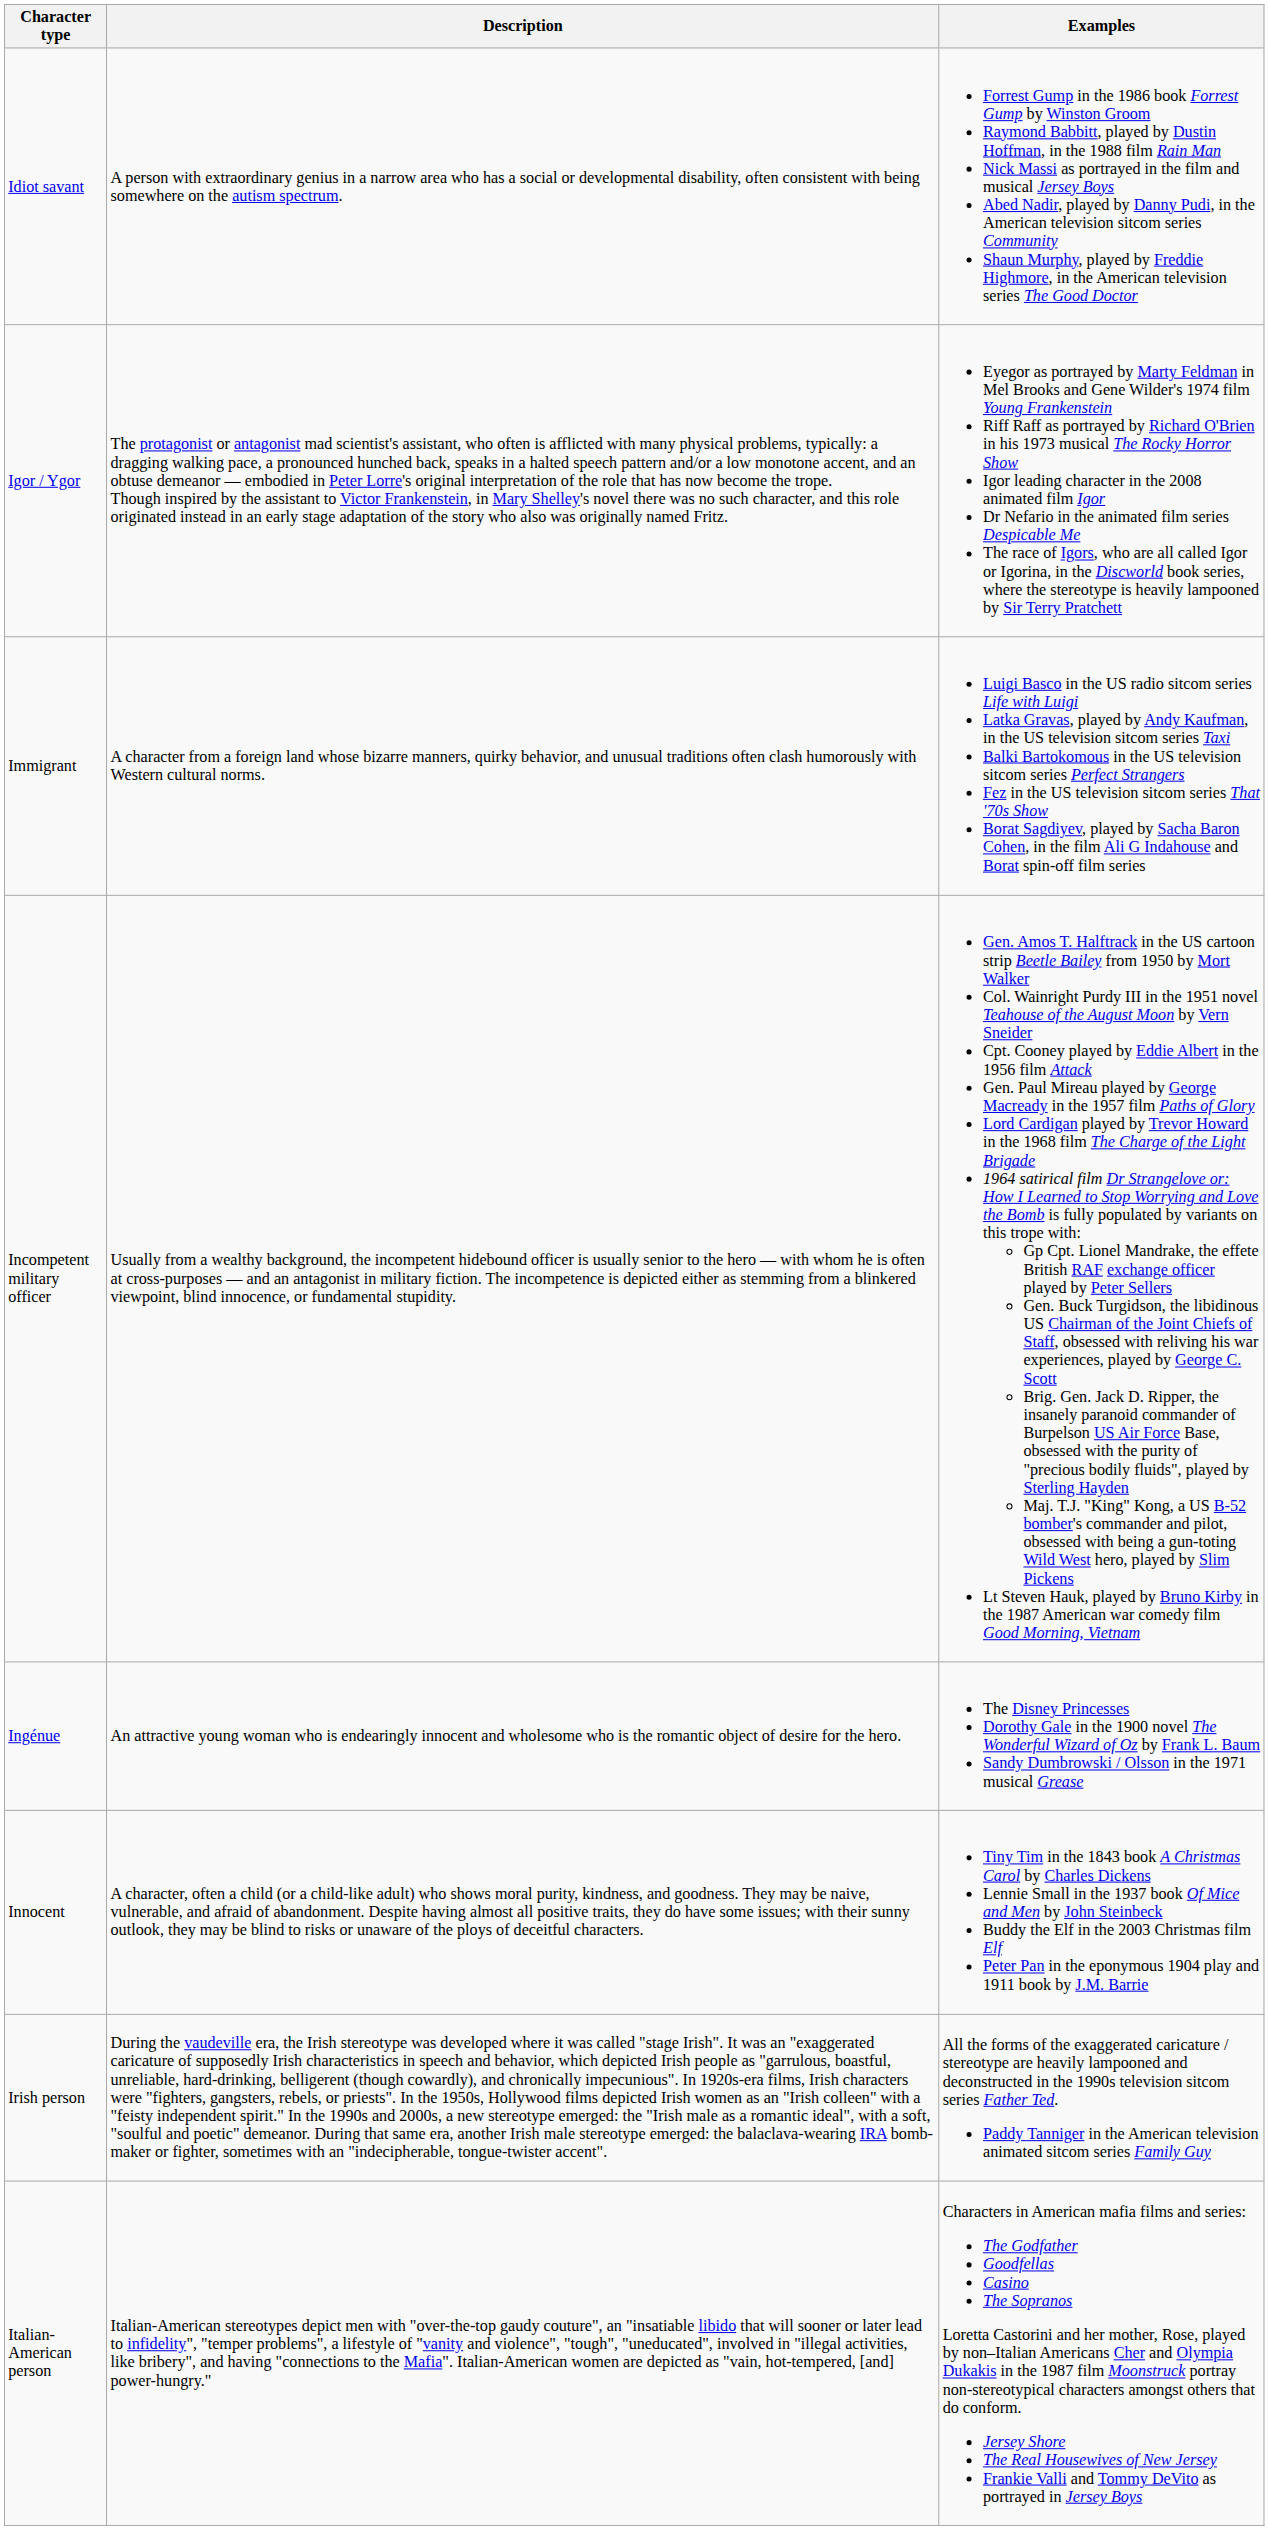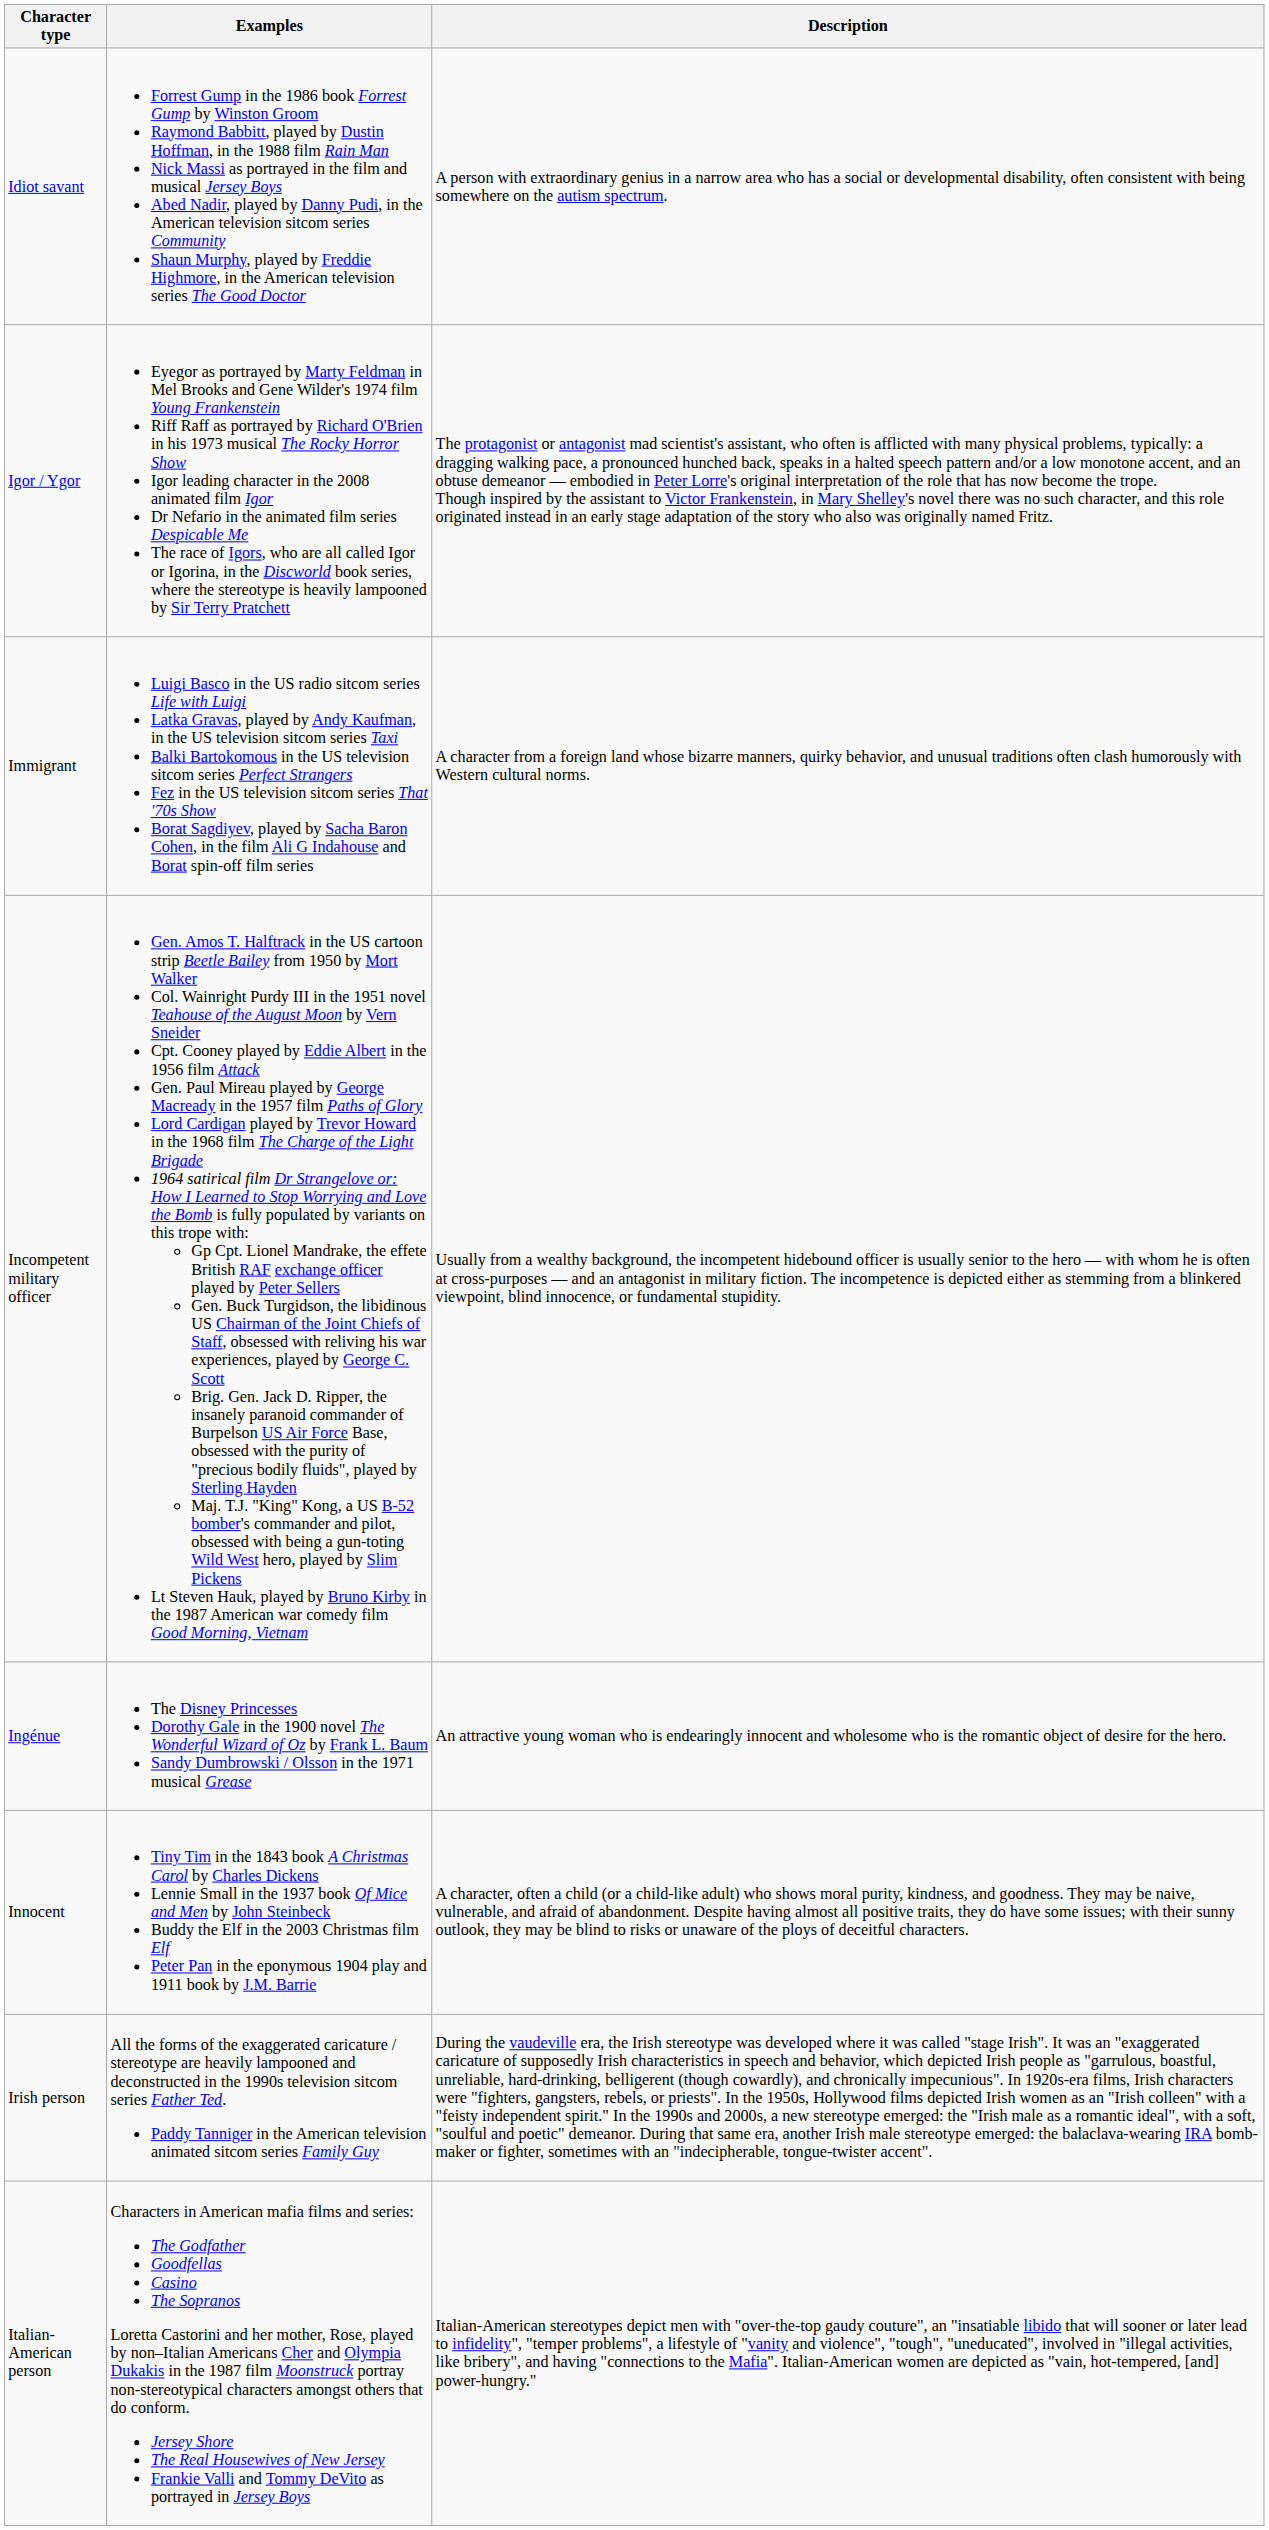columns swapped: (523, 26) <-> (1101, 26)
